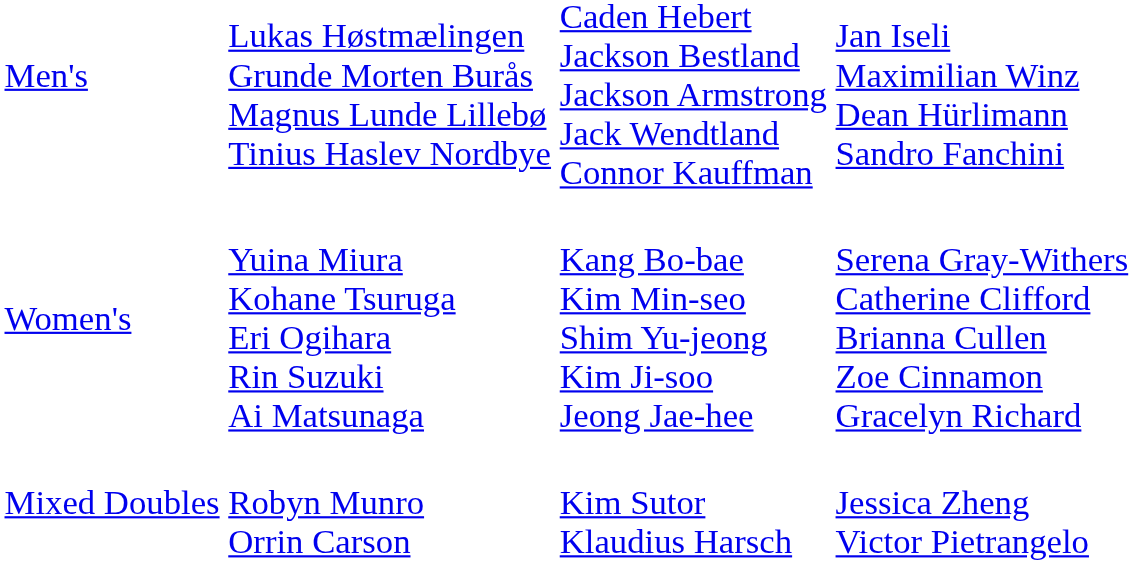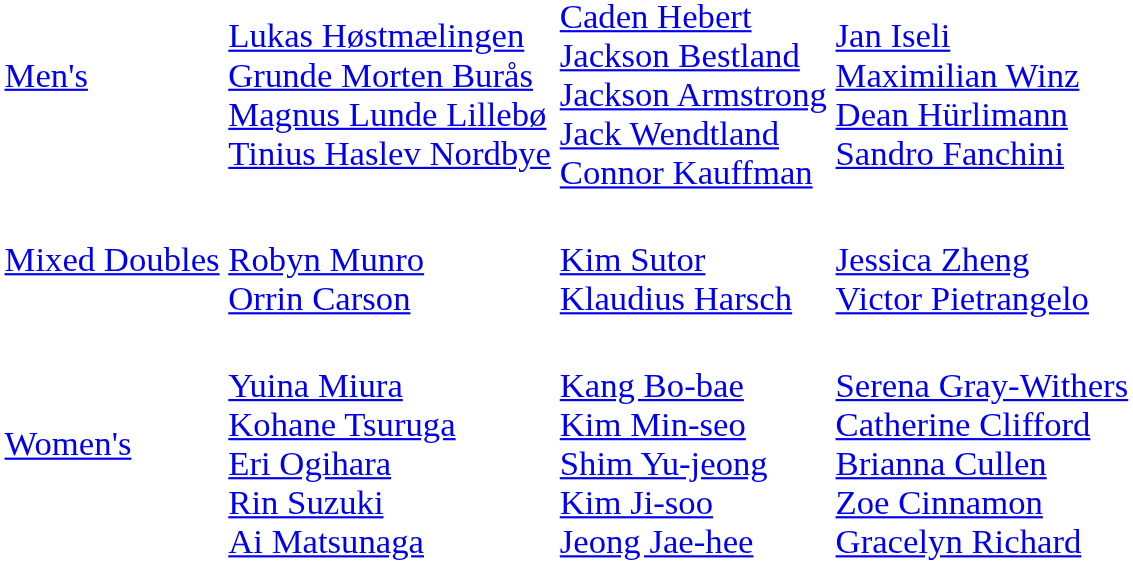rows swapped: (68, 318) <-> (112, 502)
